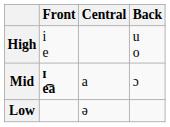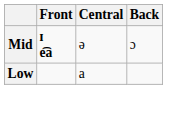- row: (22, 44)
(85, 81) a -> (82, 44) ə
(85, 110) ə -> (82, 73) a
